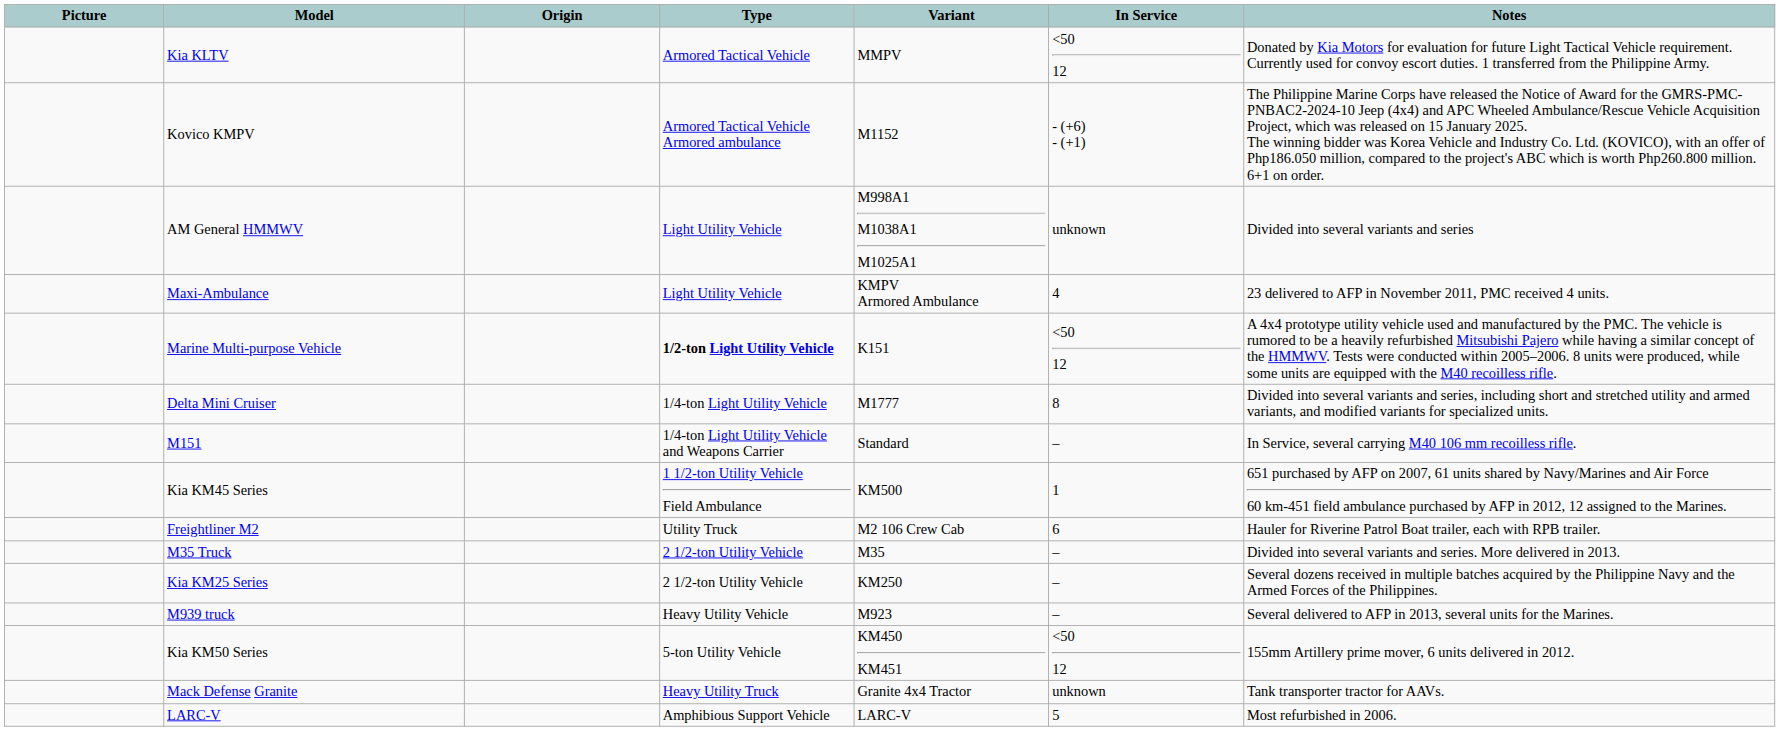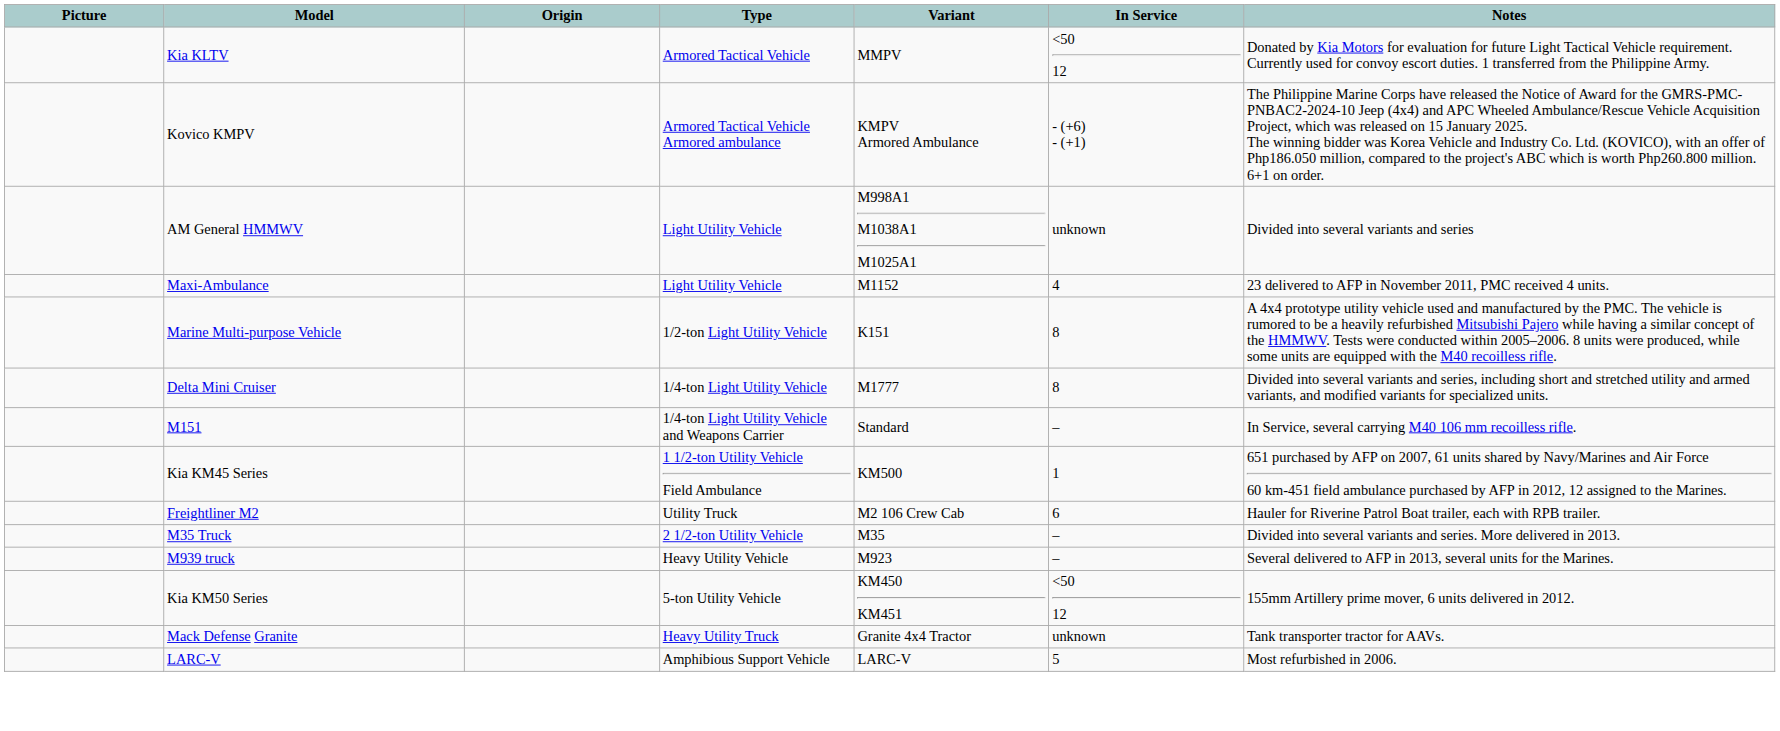(878, 134) M1152 -> (918, 134) KMPV Armored Ambulance
(918, 293) KMPV Armored Ambulance -> (878, 285) M1152
(748, 348) bold -> (745, 332) normal
(1146, 348) <50 12 -> (1056, 332) 8
- row: (217, 583)
